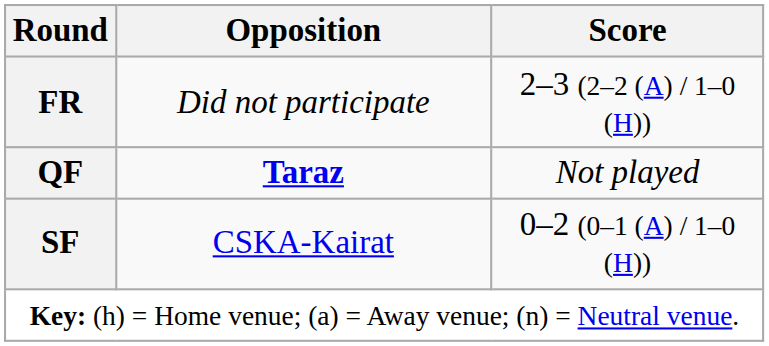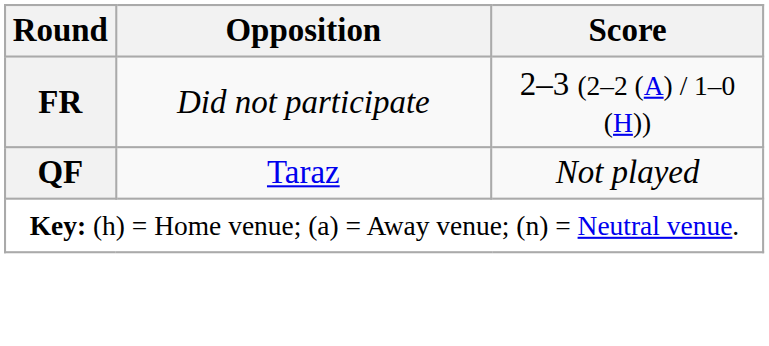(303, 172) bold -> (303, 172) normal
- row: (60, 243)
